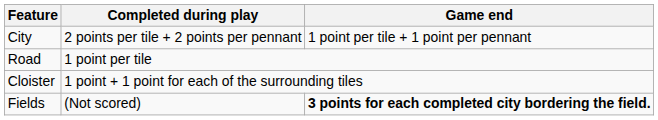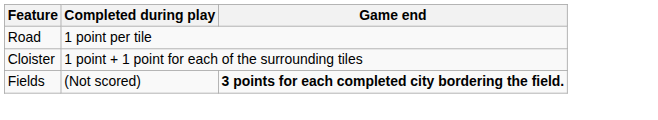- row: (20, 37)
